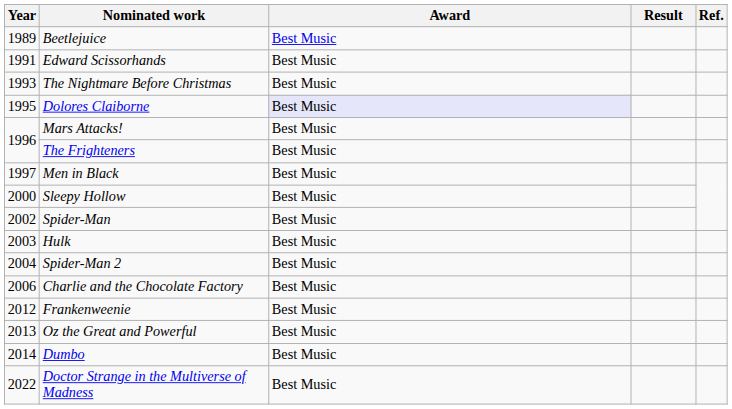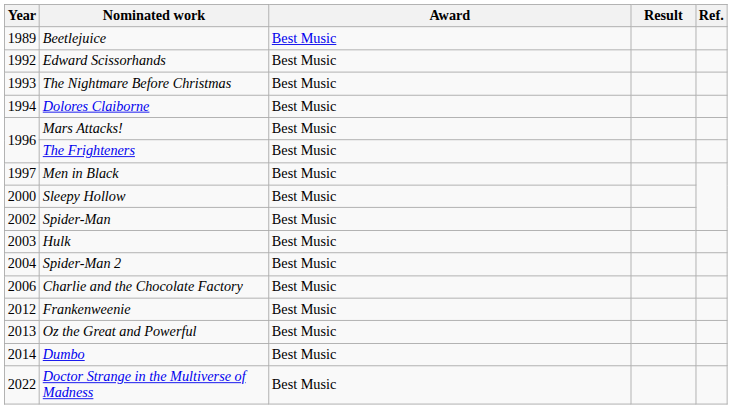(22, 60) 1991 -> (22, 60) 1992
(22, 106) 1995 -> (22, 106) 1994
(304, 106) lavender background -> (304, 106) no background
